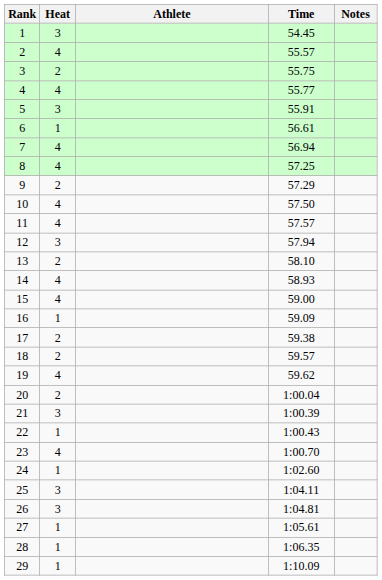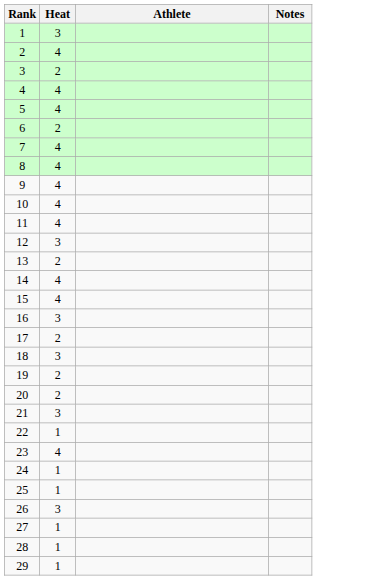- column: (301, 14)
(58, 109) 3 -> (58, 109) 4
(58, 128) 1 -> (58, 128) 2
(58, 185) 2 -> (58, 185) 4
(58, 318) 1 -> (58, 318) 3
(58, 356) 2 -> (58, 356) 3
(58, 375) 4 -> (58, 375) 2
(58, 489) 3 -> (58, 489) 1
